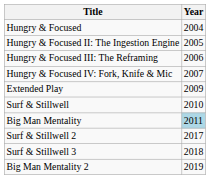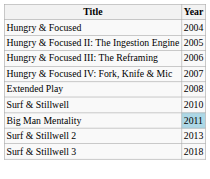(194, 89) 2009 -> (194, 89) 2008
(194, 136) 2017 -> (194, 136) 2013
- row: (48, 167)
